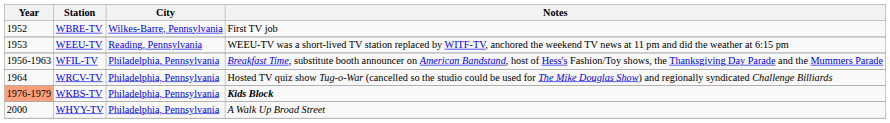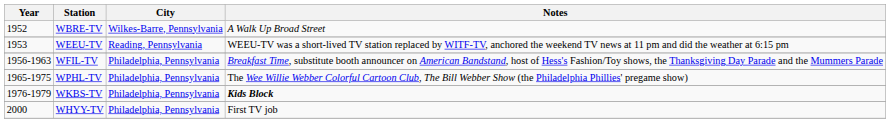(253, 28) First TV job -> (276, 28) A Walk Up Broad Street
- row: (79, 77)
+ row: (79, 77)
(29, 93) lightsalmon background -> (29, 93) no background
(276, 110) A Walk Up Broad Street -> (253, 110) First TV job
